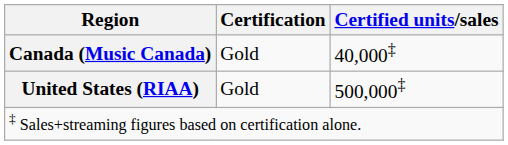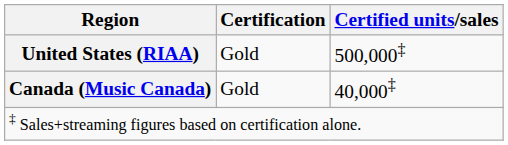rows swapped: (110, 53) <-> (110, 89)
